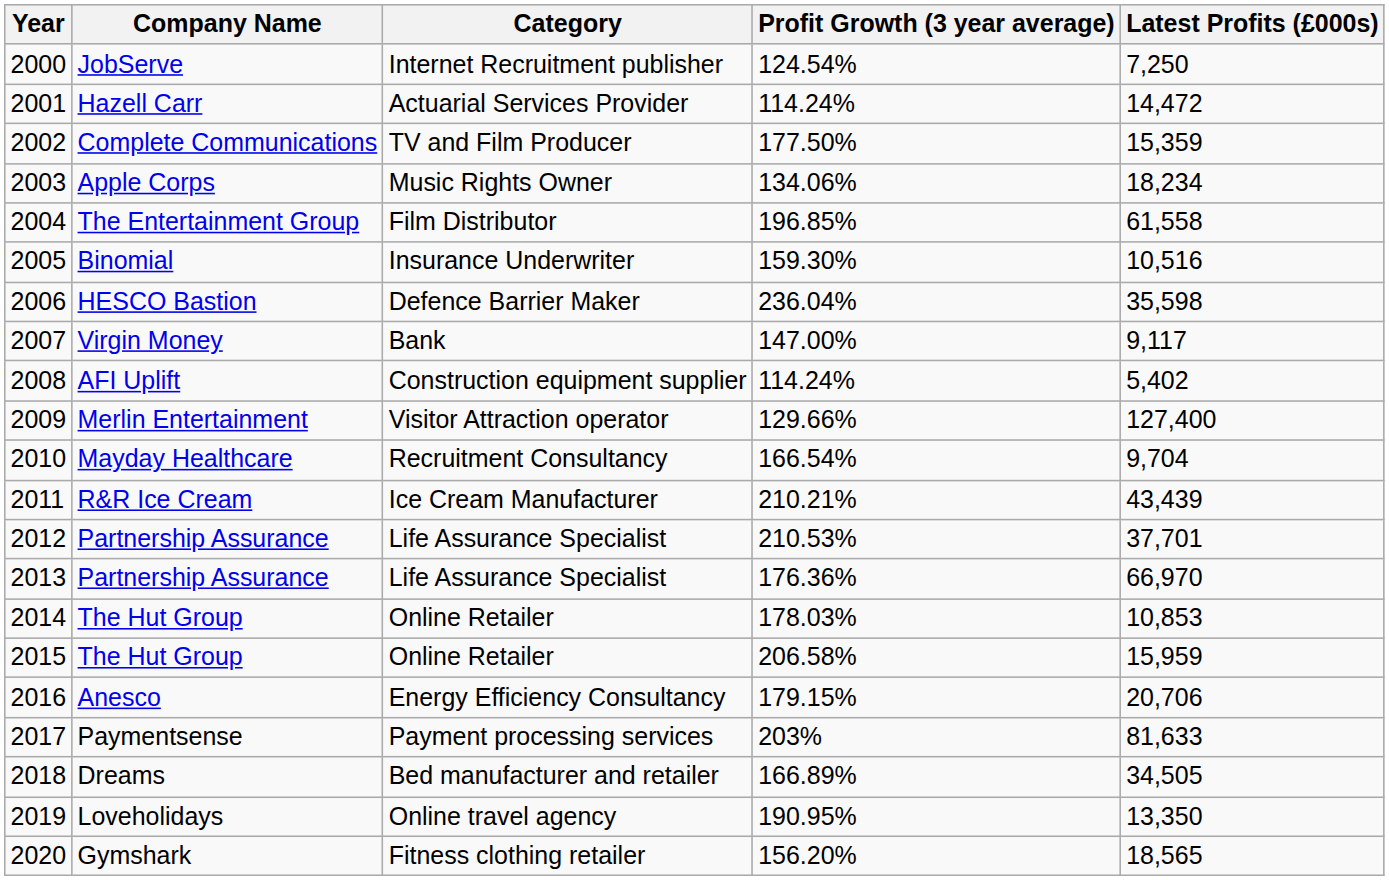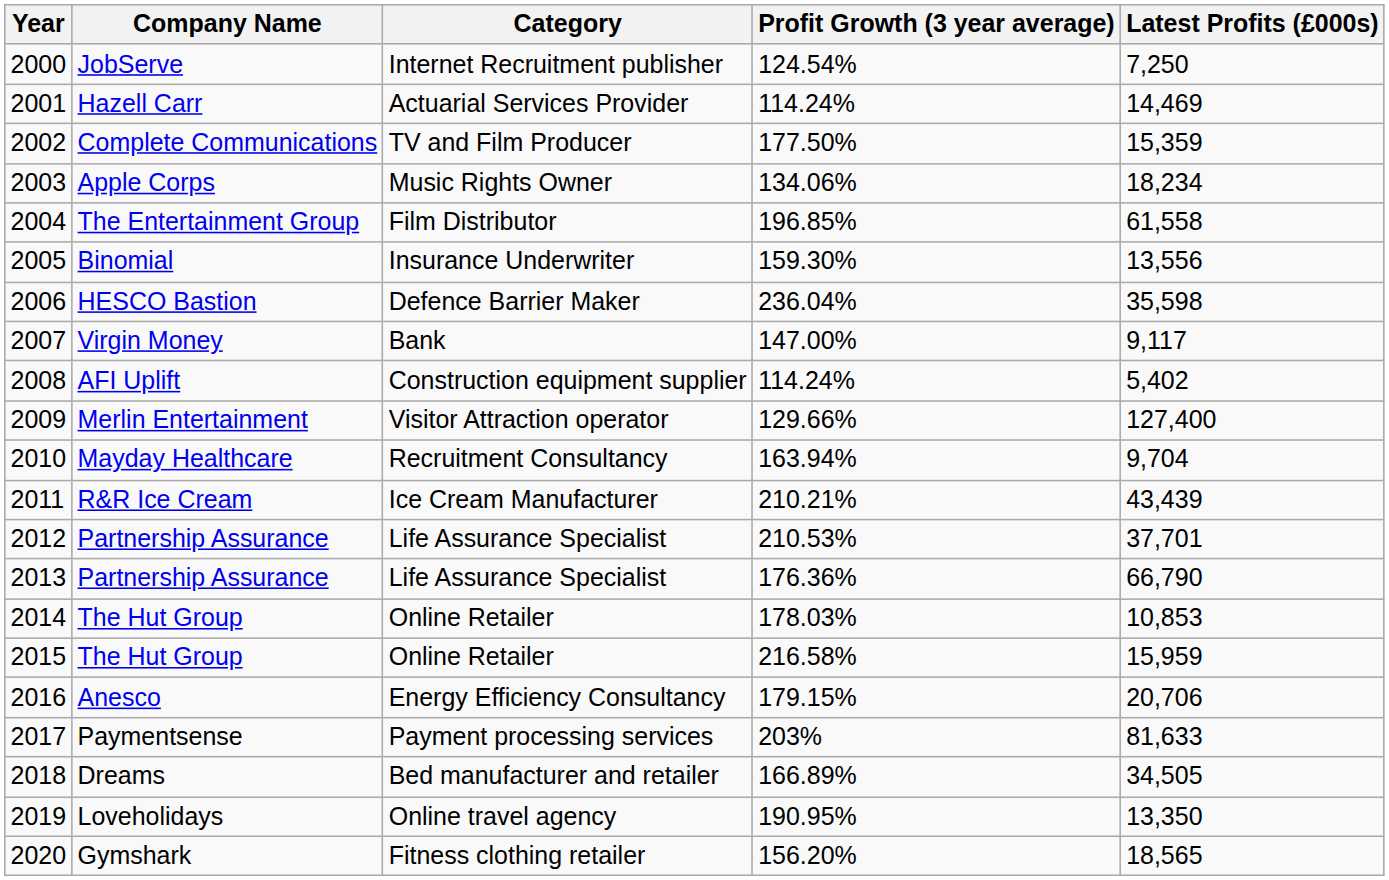(1164, 103) 14,472 -> (1164, 103) 14,469
(1164, 261) 10,516 -> (1164, 261) 13,556
(807, 459) 166.54% -> (807, 459) 163.94%
(1164, 578) 66,970 -> (1164, 578) 66,790
(807, 657) 206.58% -> (807, 657) 216.58%
